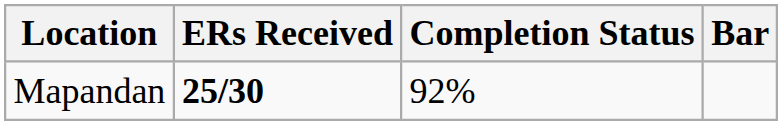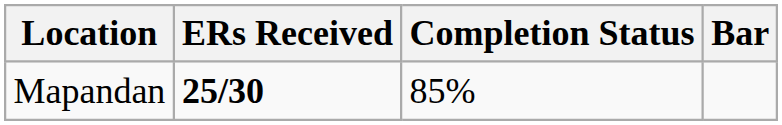(443, 90) 92% -> (443, 90) 85%
